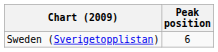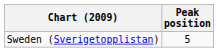(187, 39) 6 -> (187, 39) 5
